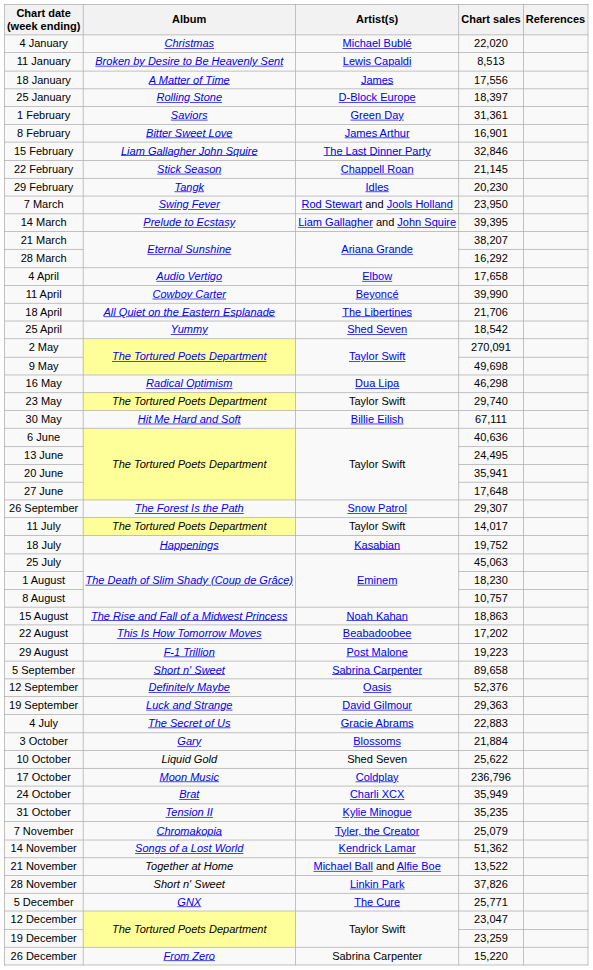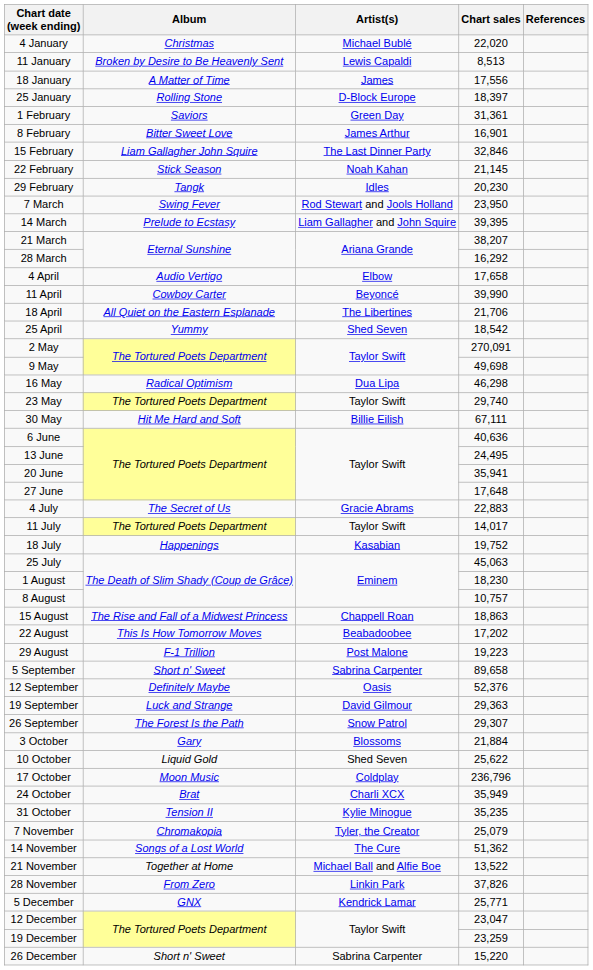(377, 168) Chappell Roan -> (377, 168) Noah Kahan
rows swapped: (44, 723) <-> (44, 508)
(377, 615) Noah Kahan -> (377, 615) Chappell Roan
(377, 848) Kendrick Lamar -> (377, 848) The Cure
(189, 884) Short n' Sweet -> (189, 884) From Zero
(377, 902) The Cure -> (377, 902) Kendrick Lamar
(189, 955) From Zero -> (189, 955) Short n' Sweet
